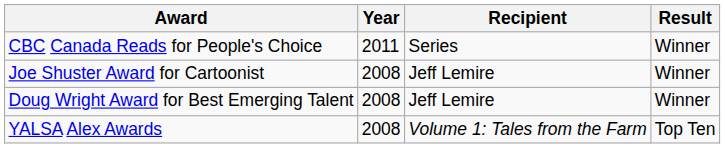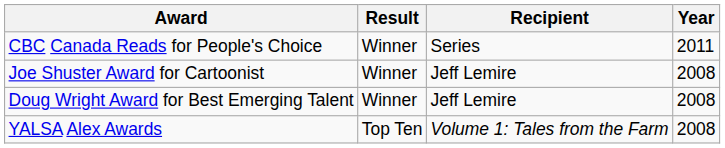columns swapped: (381, 18) <-> (685, 18)
